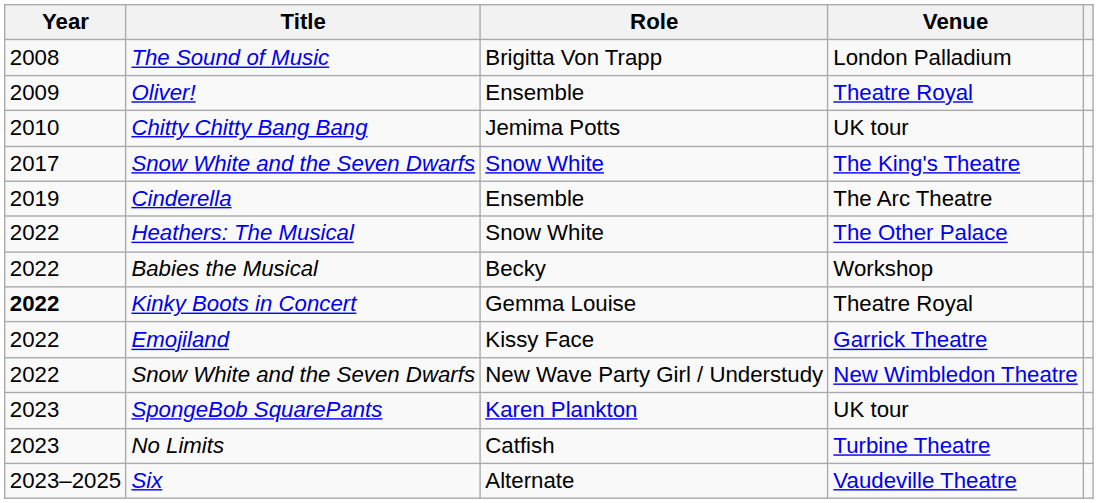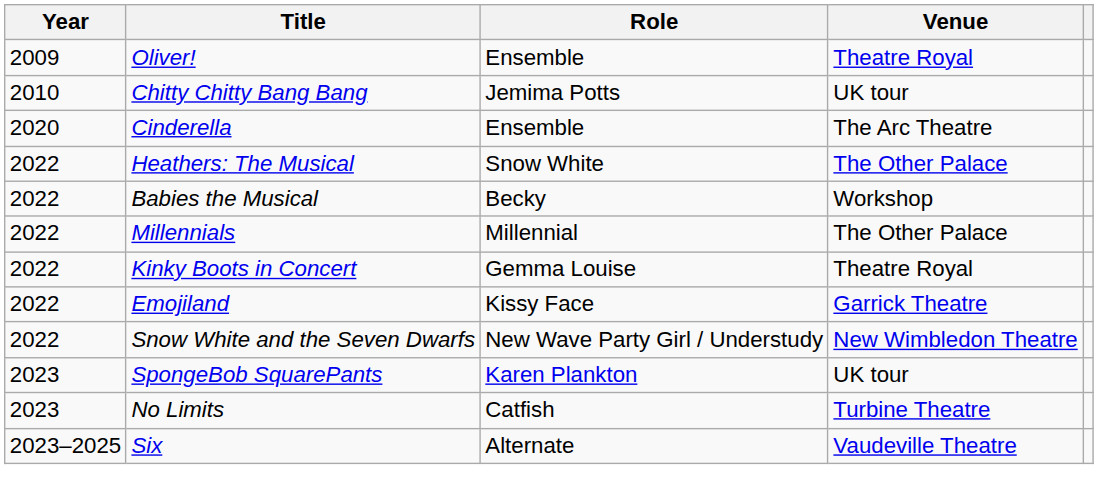- row: (230, 57)
- row: (303, 163)
(35, 198) 2019 -> (35, 127) 2020
+ row: (183, 233)
(35, 304) bold -> (35, 269) normal
